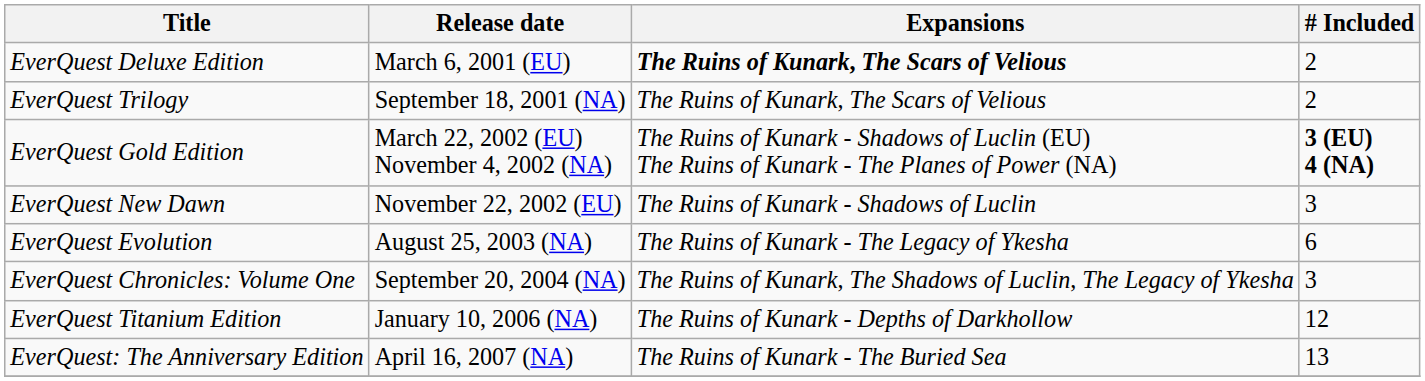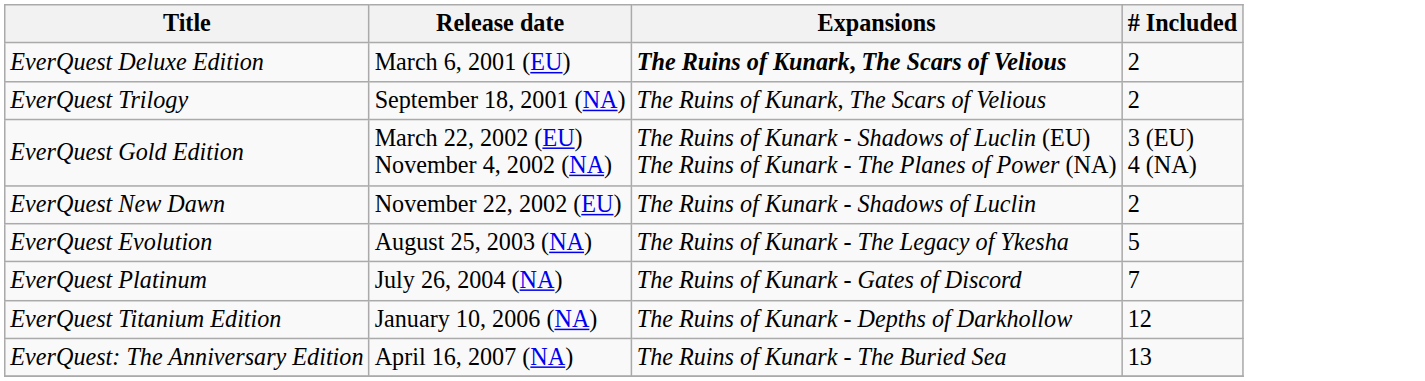(1339, 152) bold -> (1162, 152) normal
(1311, 204) 3 -> (1134, 204) 2
(1311, 242) 6 -> (1134, 242) 5
+ row: (109, 280)
- row: (183, 280)
